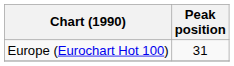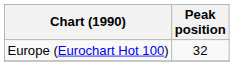(200, 50) 31 -> (200, 50) 32
